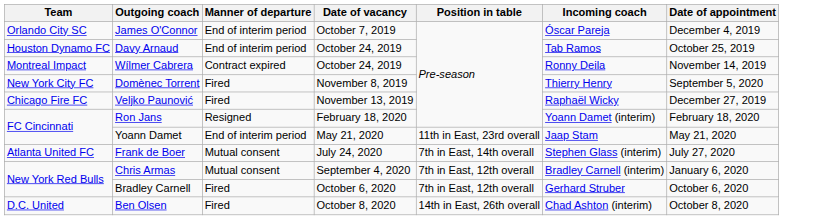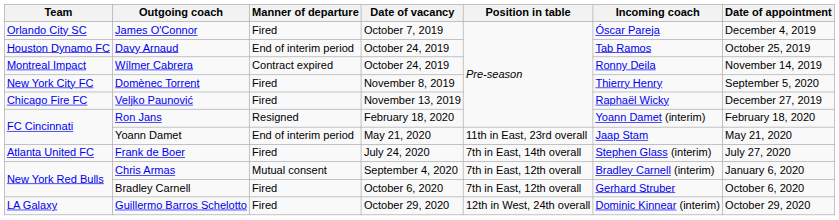(256, 30) End of interim period -> (265, 30) Fired
(242, 153) Mutual consent -> (265, 153) Fired
- row: (141, 205)
+ row: (181, 205)
